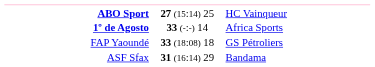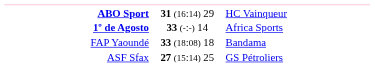(187, 13) 27 (15:14) 25 -> (187, 13) 31 (16:14) 29
(254, 43) GS Pétroliers -> (246, 43) Bandama
(187, 57) 31 (16:14) 29 -> (187, 57) 27 (15:14) 25
(246, 57) Bandama -> (254, 57) GS Pétroliers
